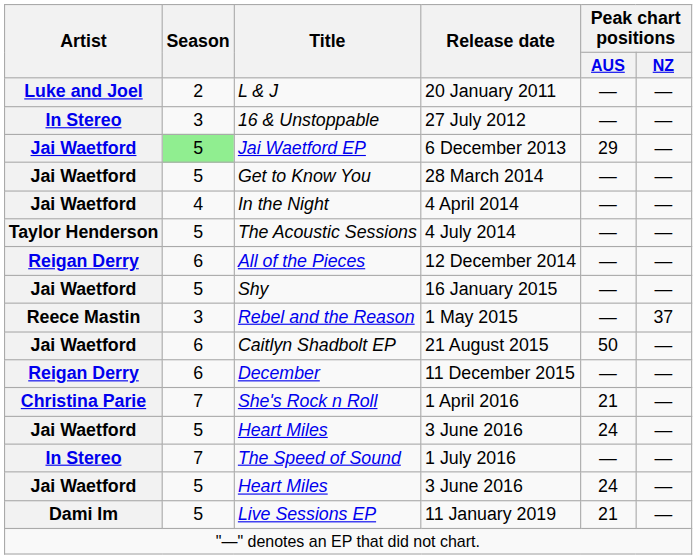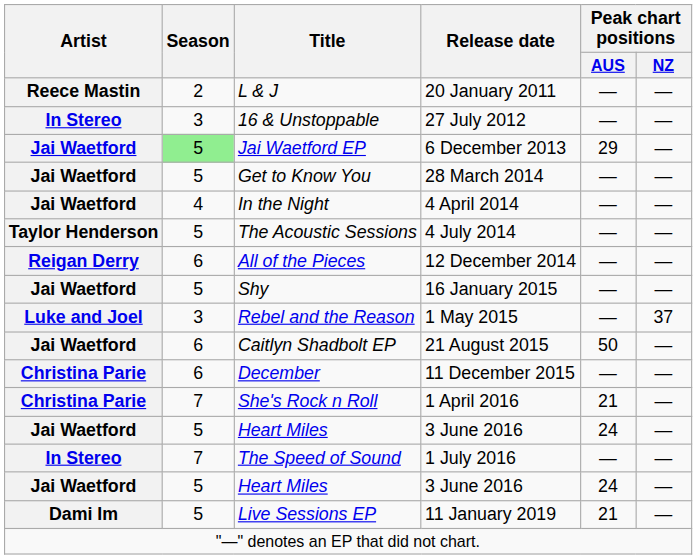(83, 91) Luke and Joel -> (83, 91) Reece Mastin
(83, 317) Reece Mastin -> (83, 317) Luke and Joel
(83, 373) Reigan Derry -> (83, 373) Christina Parie
